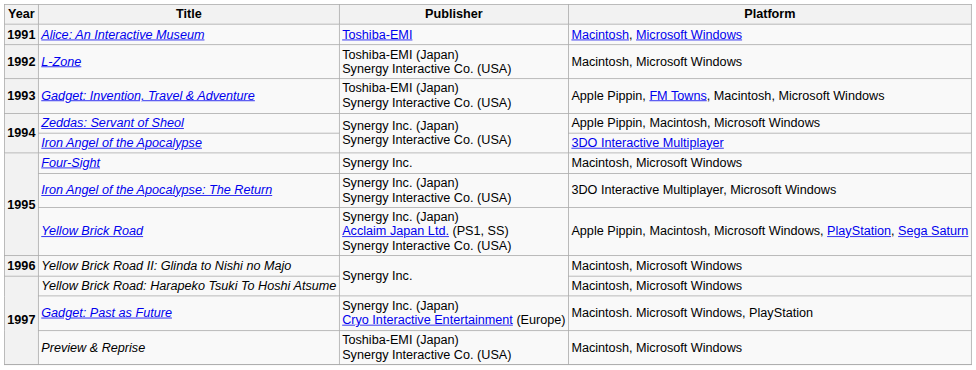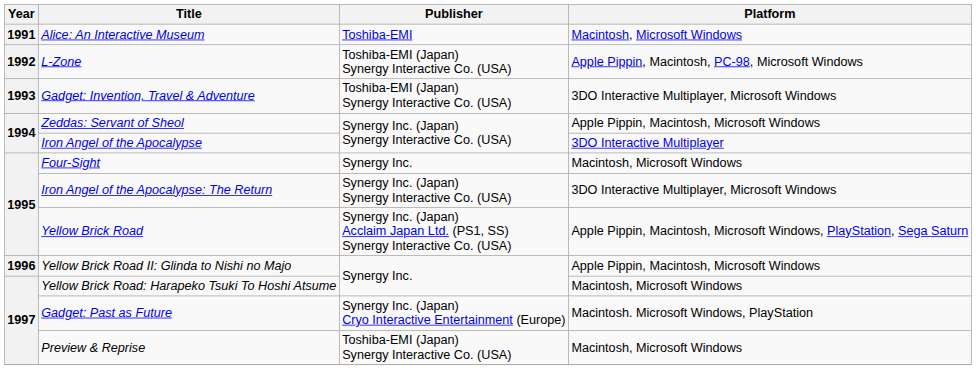(657, 61) Macintosh, Microsoft Windows -> (717, 61) Apple Pippin, Macintosh, PC-98, Microsoft Windows
(728, 95) Apple Pippin, FM Towns, Macintosh, Microsoft Windows -> (704, 95) 3DO Interactive Multiplayer, Microsoft Windows
(657, 266) Macintosh, Microsoft Windows -> (696, 266) Apple Pippin, Macintosh, Microsoft Windows
